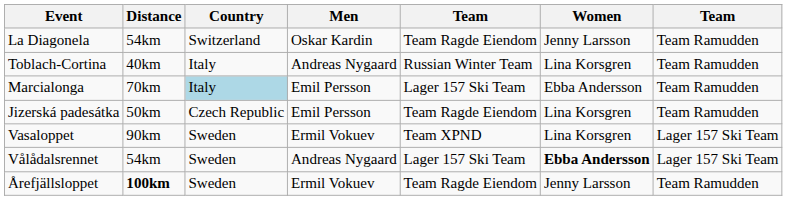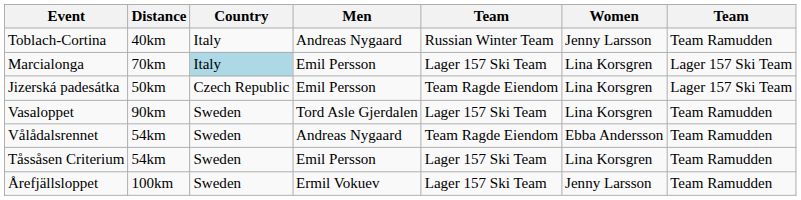- row: (49, 40)
(588, 64) Lina Korsgren -> (608, 40) Jenny Larsson
(593, 87) Ebba Andersson -> (609, 64) Lina Korsgren
(708, 87) Team Ramudden -> (731, 64) Lager 157 Ski Team
(708, 111) Team Ramudden -> (731, 87) Lager 157 Ski Team
(333, 135) Ermil Vokuev -> (357, 111) Tord Asle Gjerdalen
(443, 135) Team XPND -> (486, 111) Lager 157 Ski Team
(718, 135) Lager 157 Ski Team -> (721, 111) Team Ramudden
(465, 159) Lager 157 Ski Team -> (491, 135) Team Ragde Eiendom
(597, 159) bold -> (614, 135) normal
(718, 159) Lager 157 Ski Team -> (721, 135) Team Ramudden
+ row: (66, 159)
(148, 183) bold -> (152, 183) normal
(470, 183) Team Ragde Eiendom -> (486, 183) Lager 157 Ski Team
